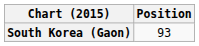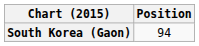(164, 32) 93 -> (164, 32) 94
